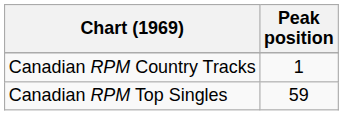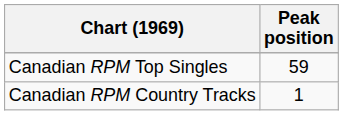rows swapped: (132, 67) <-> (118, 95)
